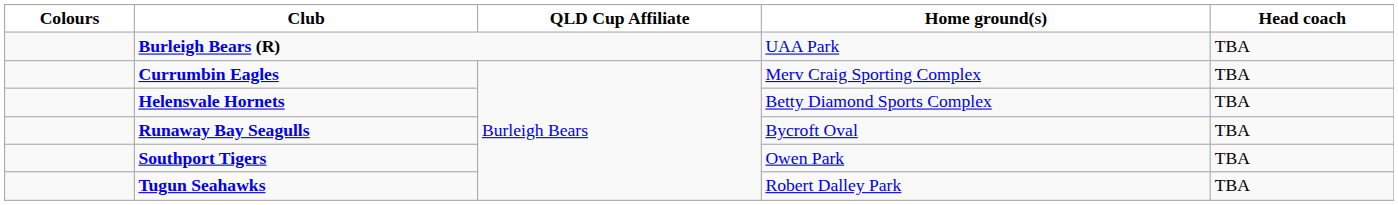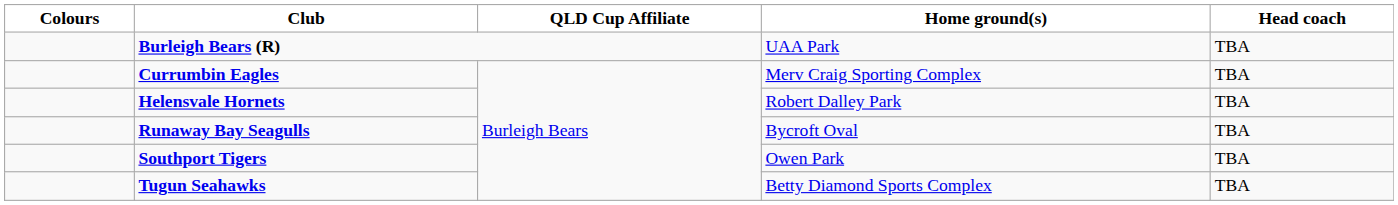(879, 102) Betty Diamond Sports Complex -> (833, 102) Robert Dalley Park
(833, 185) Robert Dalley Park -> (879, 185) Betty Diamond Sports Complex
